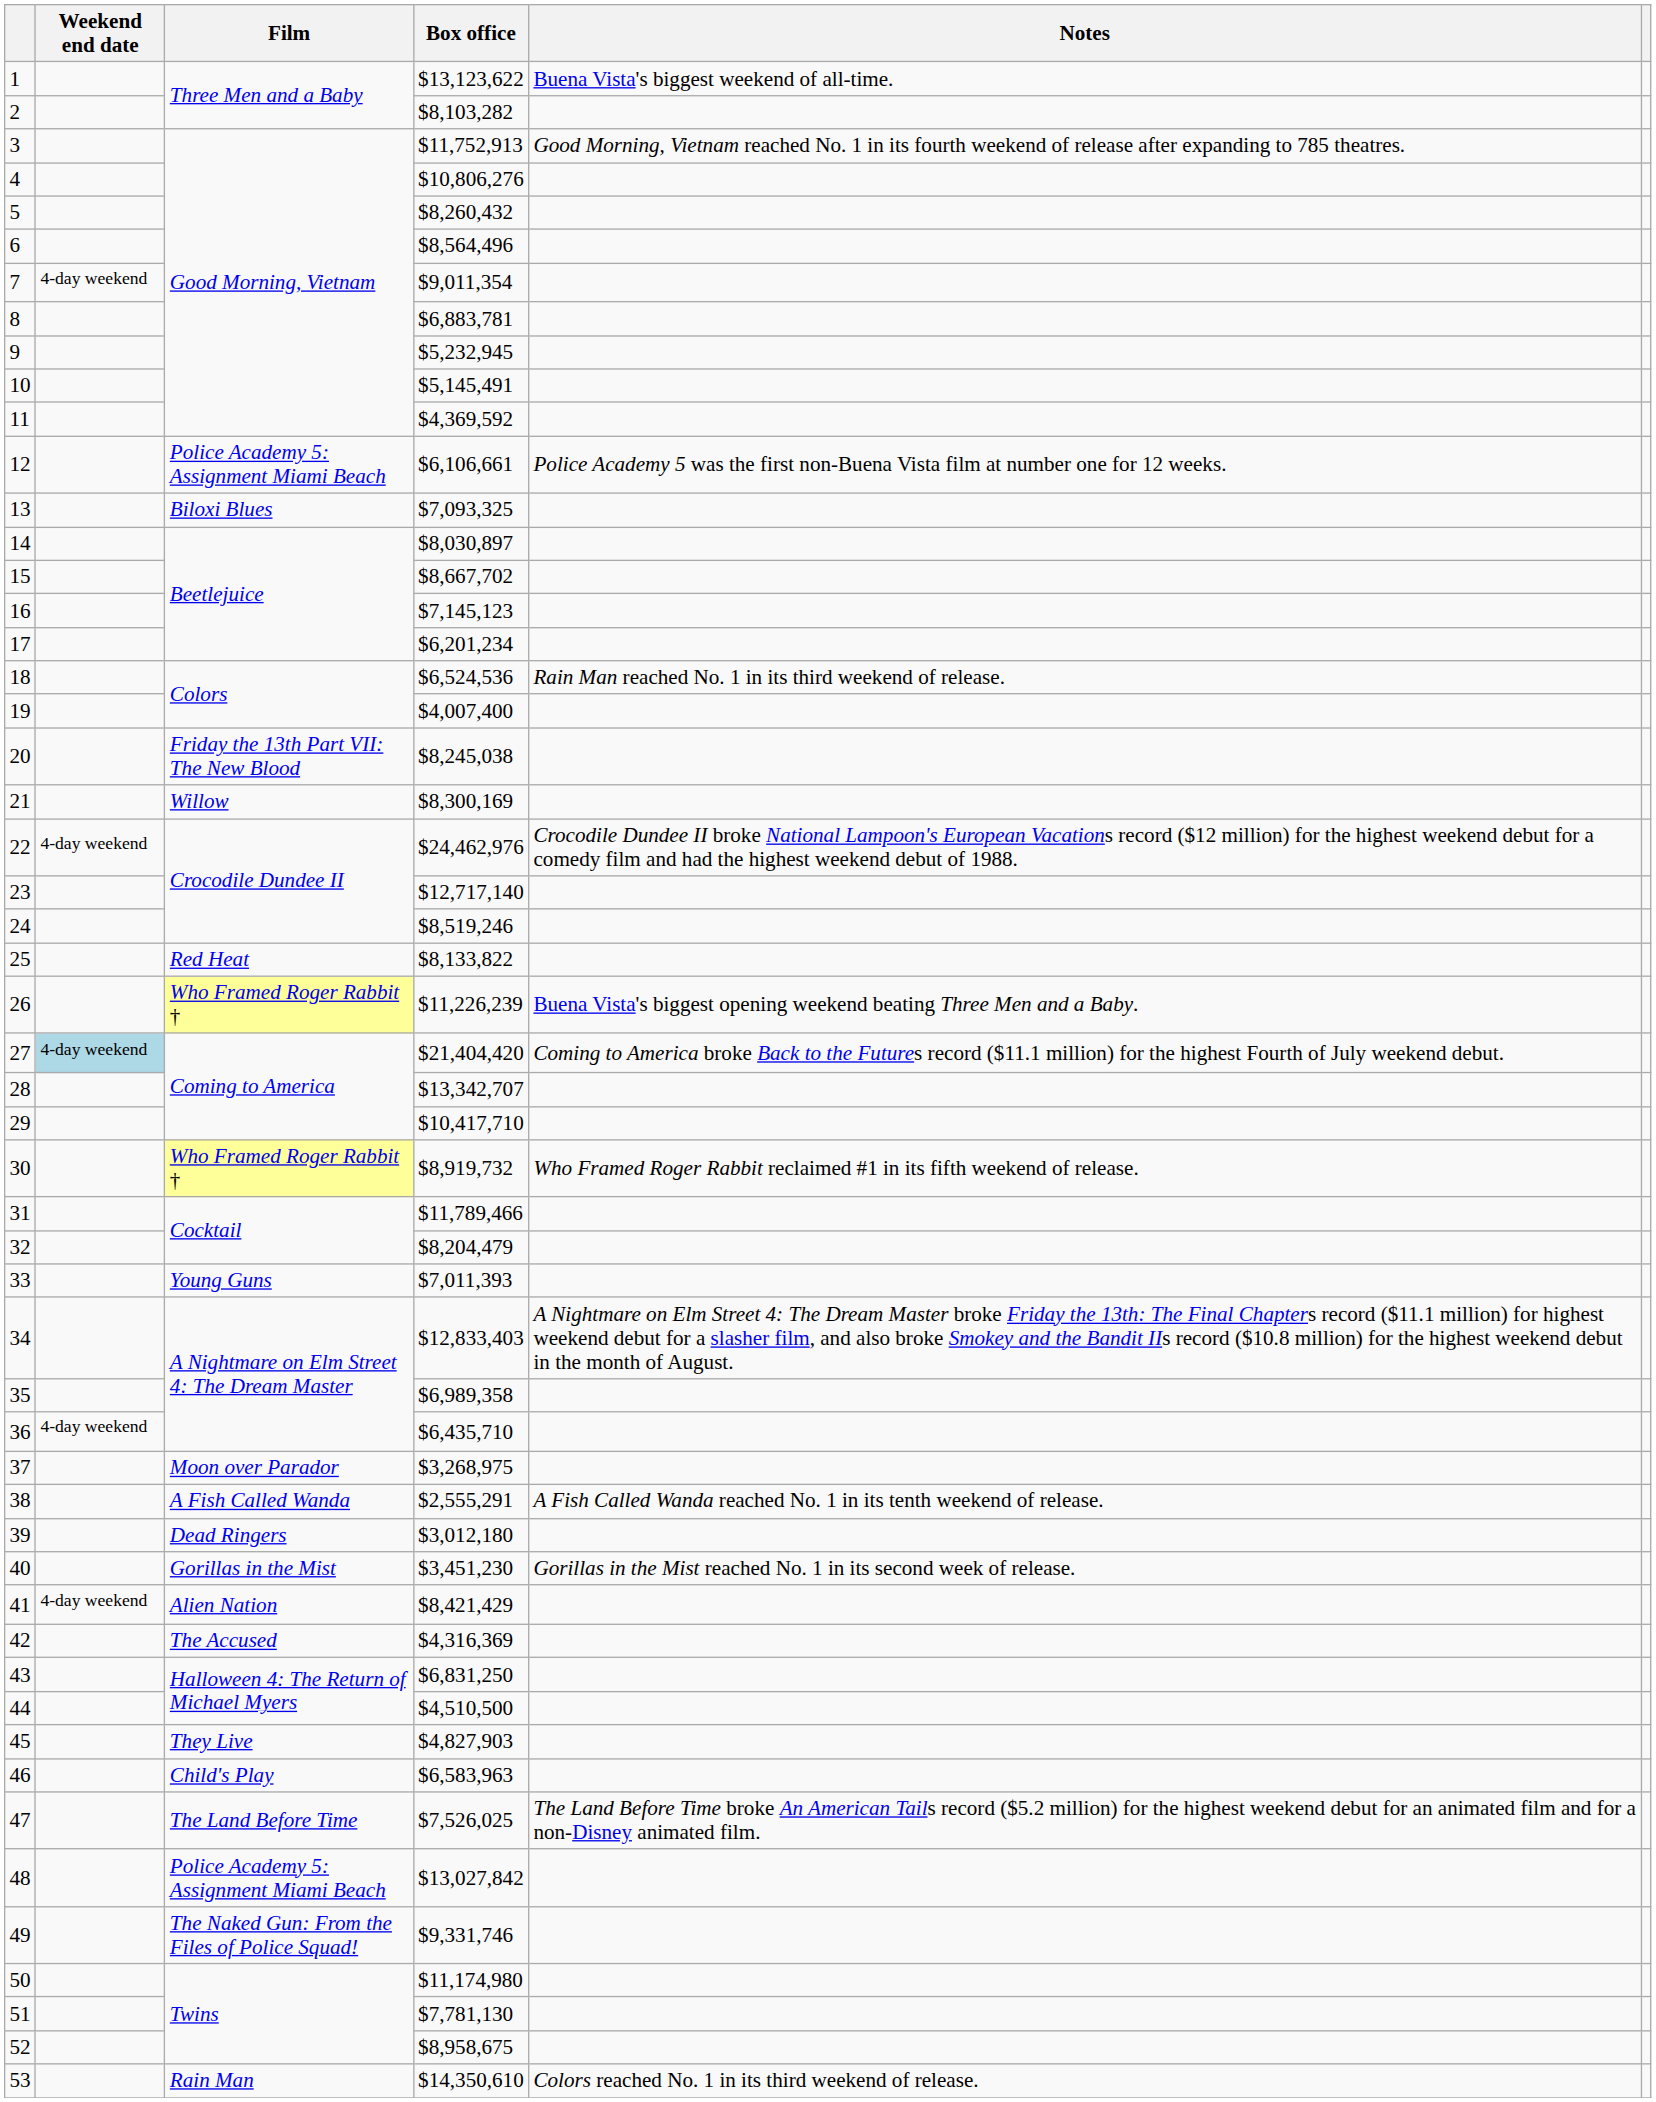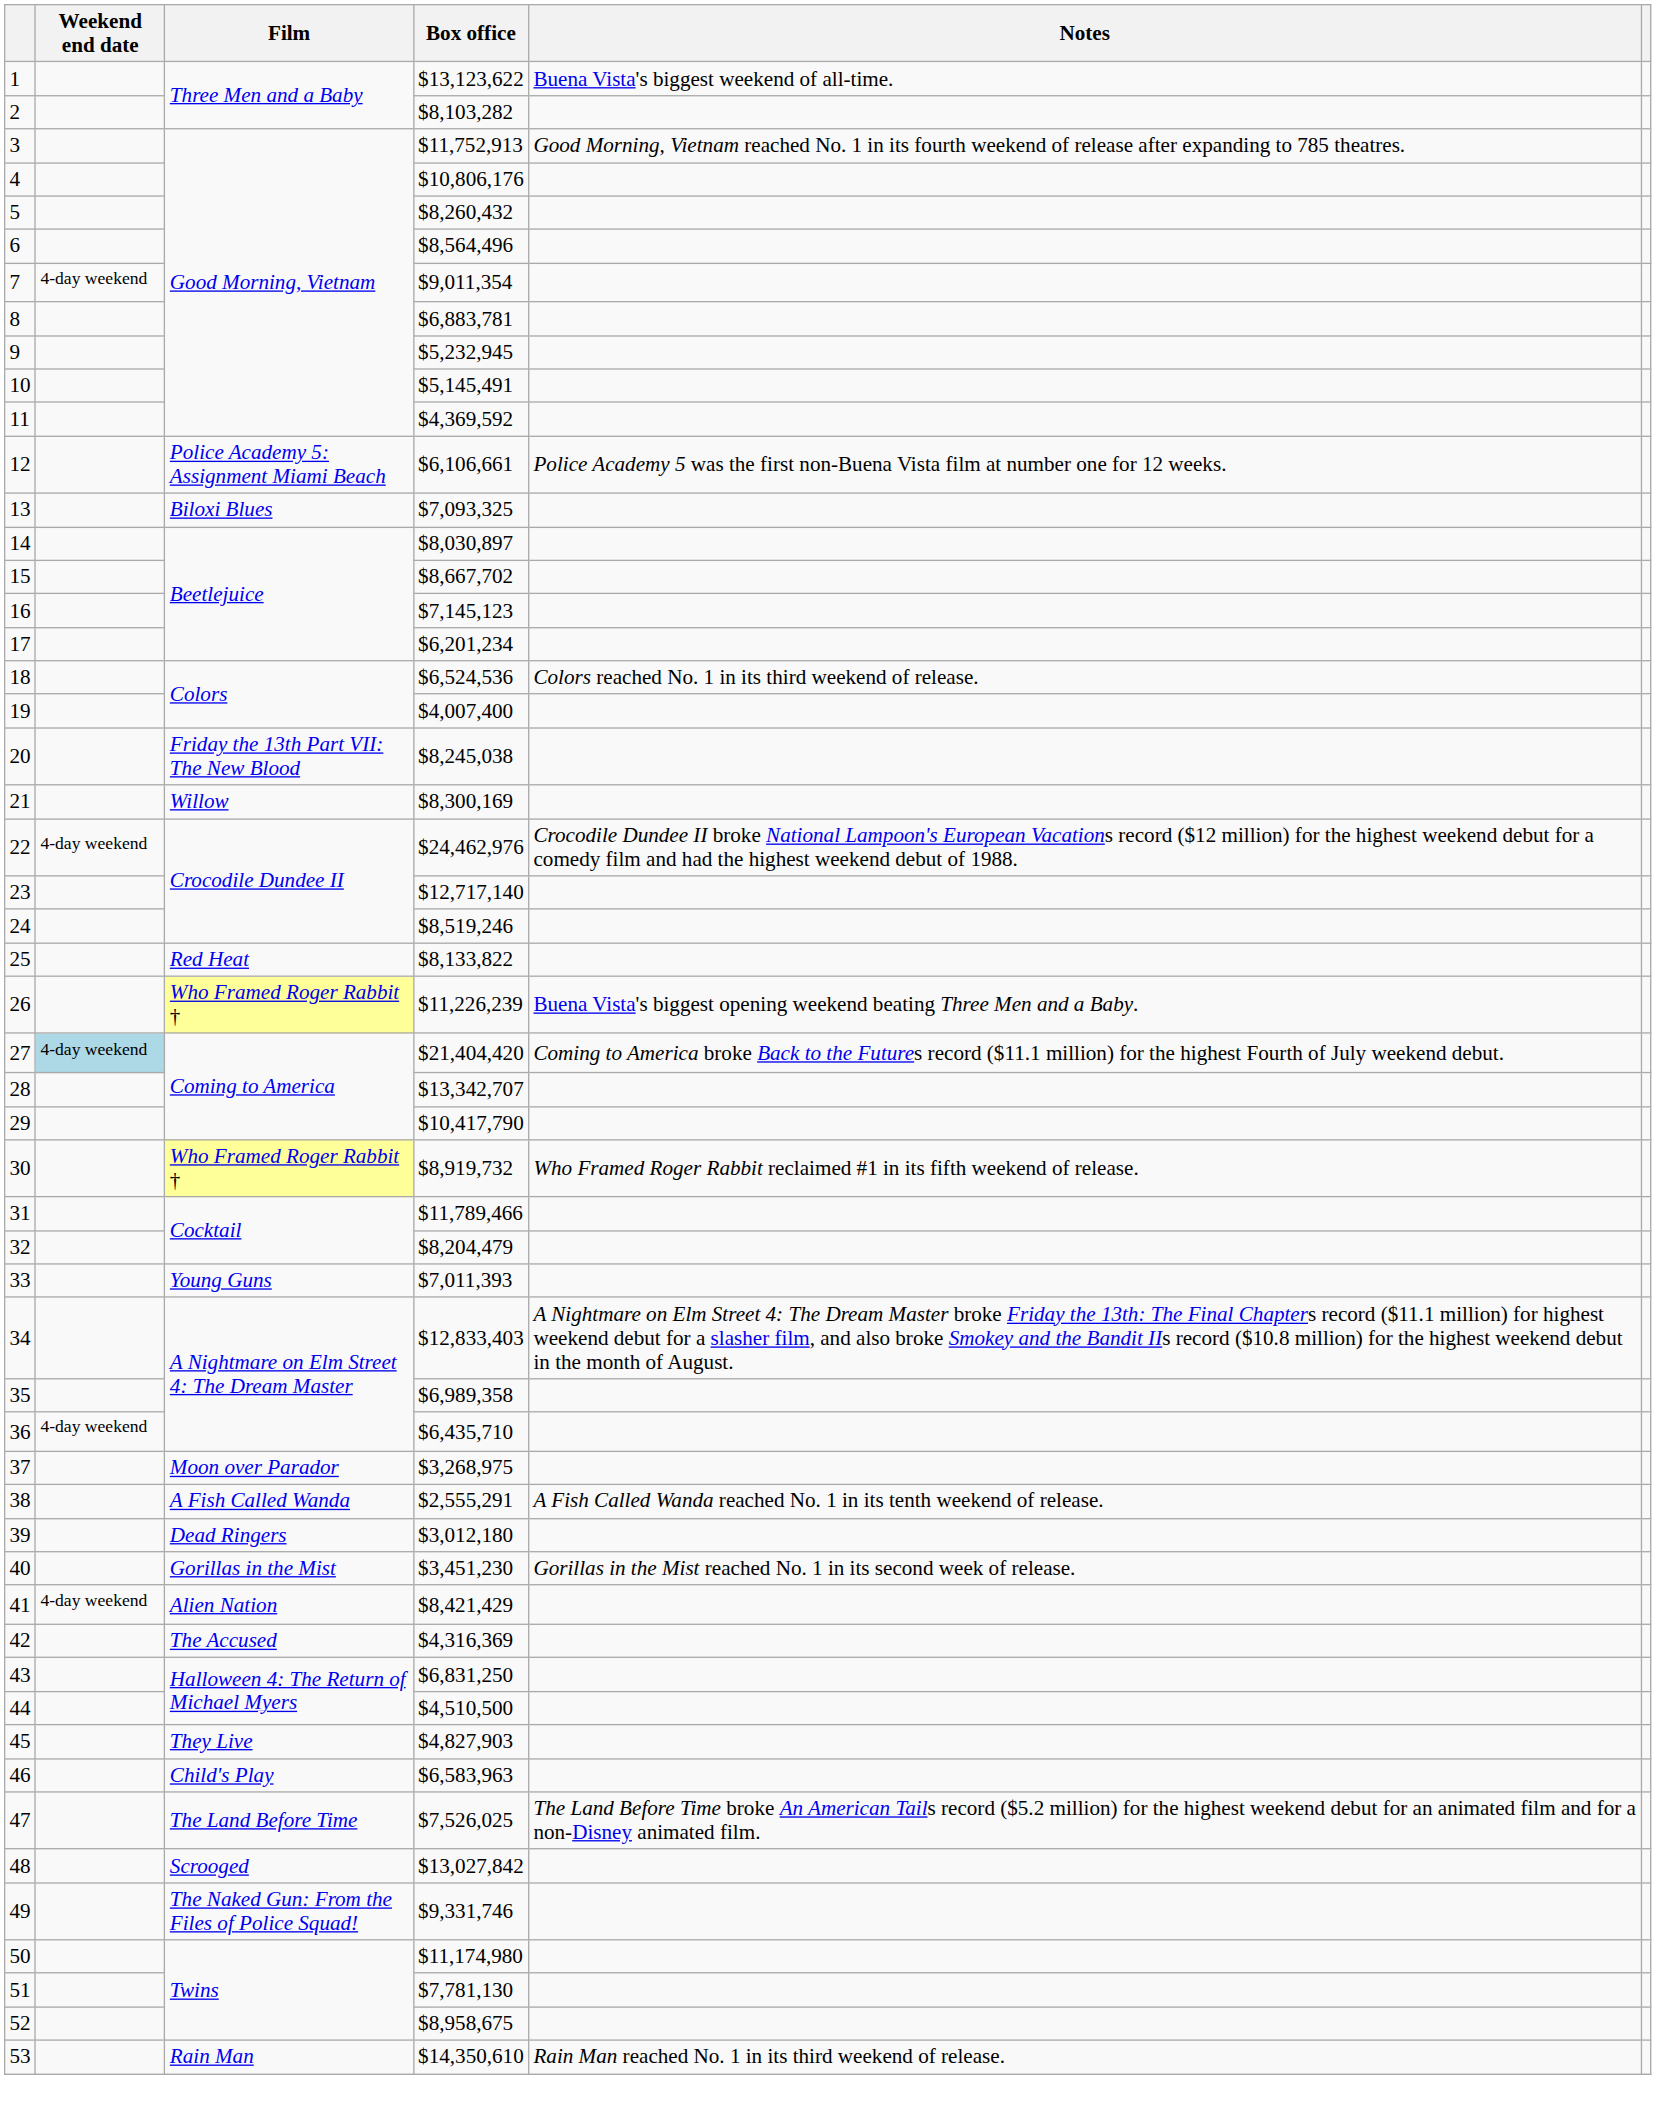(471, 178) $10,806,276 -> (471, 178) $10,806,176
(769, 677) Rain Man reached No. 1 in its third weekend of release. -> (756, 677) Colors reached No. 1 in its third weekend of release.
(471, 1122) $10,417,710 -> (471, 1122) $10,417,790
(278, 1877) Police Academy 5: Assignment Miami Beach -> (209, 1865) Scrooged
(756, 2080) Colors reached No. 1 in its third weekend of release. -> (769, 2056) Rain Man reached No. 1 in its third weekend of release.
